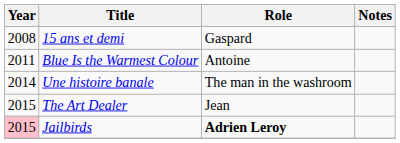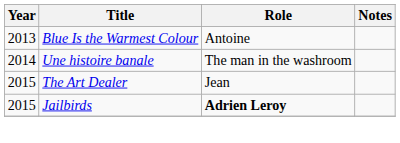- row: (83, 37)
(22, 60) 2011 -> (22, 37) 2013
(22, 127) pink background -> (22, 104) no background
